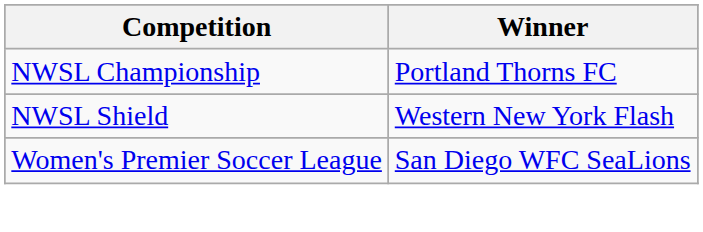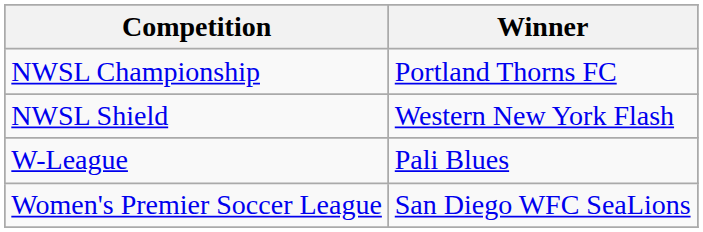+ row: (70, 159)
